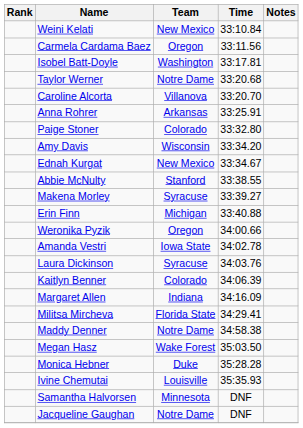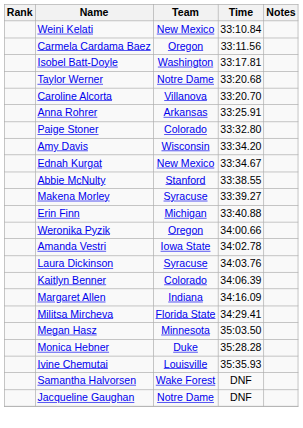- row: (72, 331)
(186, 347) Wake Forest -> (186, 331) Minnesota
(186, 398) Minnesota -> (186, 381) Wake Forest
